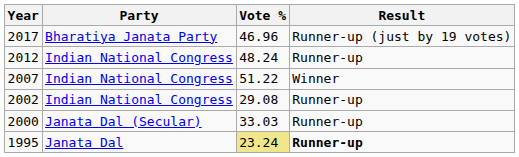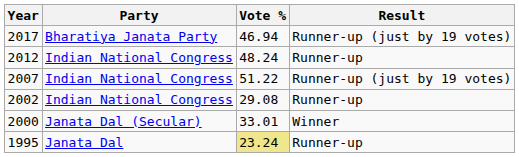(259, 36) 46.96 -> (259, 36) 46.94
(316, 79) Winner -> (402, 79) Runner-up (just by 19 votes)
(259, 121) 33.03 -> (259, 121) 33.01
(328, 121) Runner-up -> (316, 121) Winner
(328, 142) bold -> (328, 142) normal
